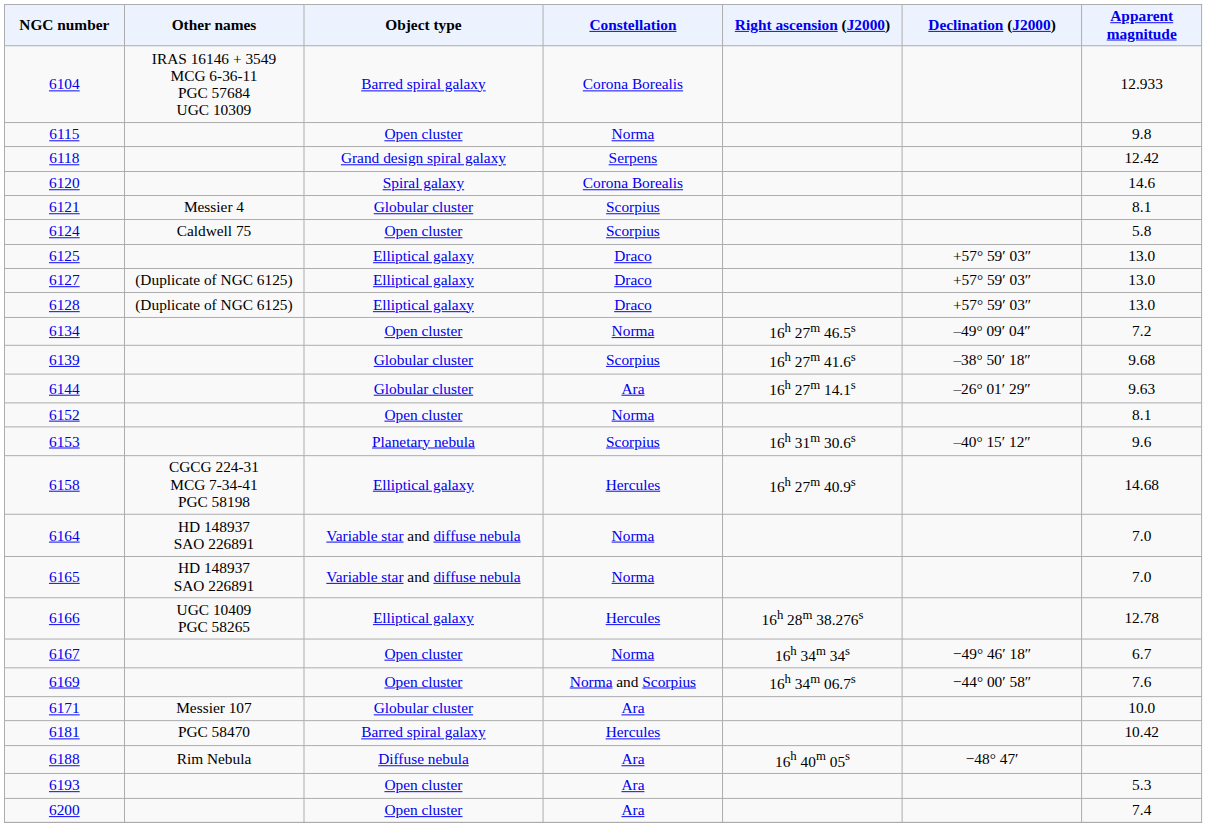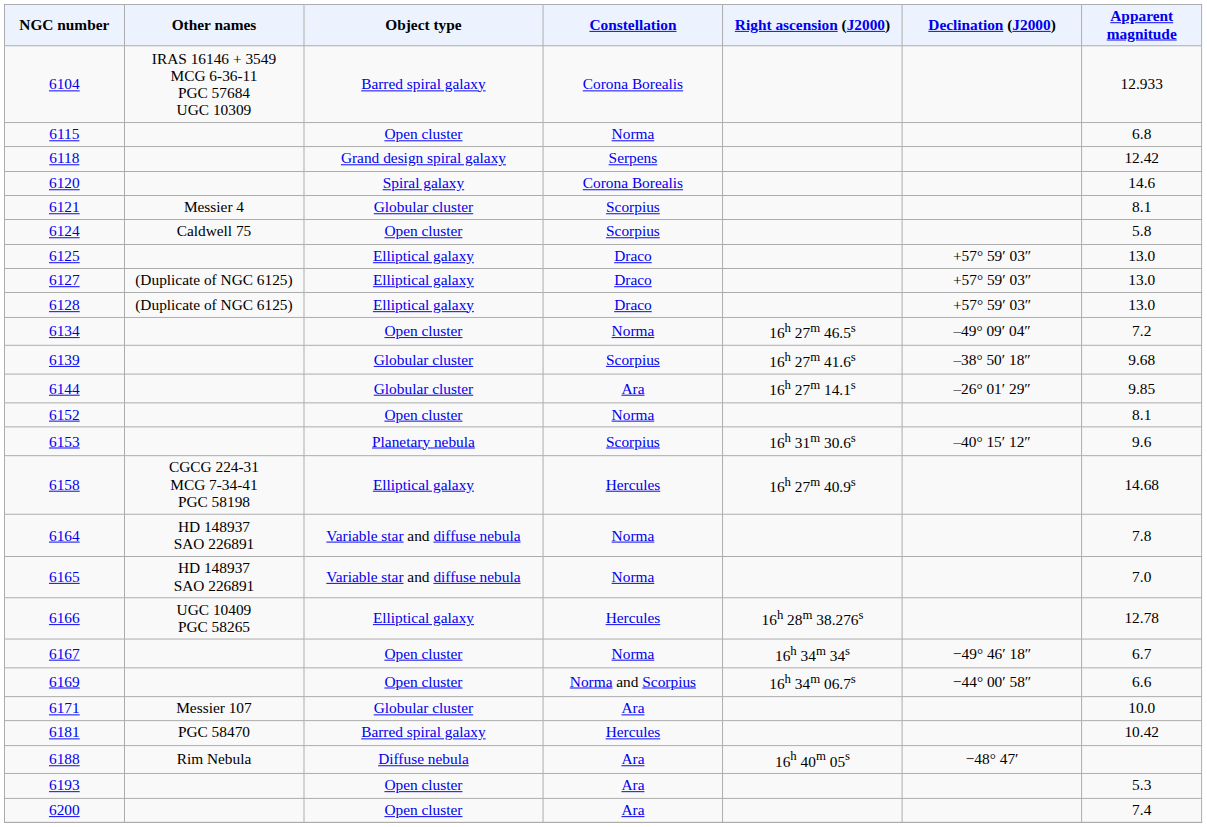(1142, 134) 9.8 -> (1142, 134) 6.8
(1142, 388) 9.63 -> (1142, 388) 9.85
(1142, 535) 7.0 -> (1142, 535) 7.8
(1142, 682) 7.6 -> (1142, 682) 6.6
